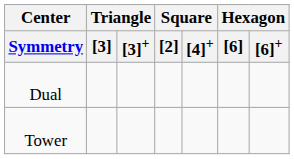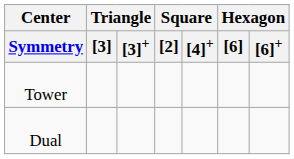rows swapped: (46, 140) <-> (46, 94)
